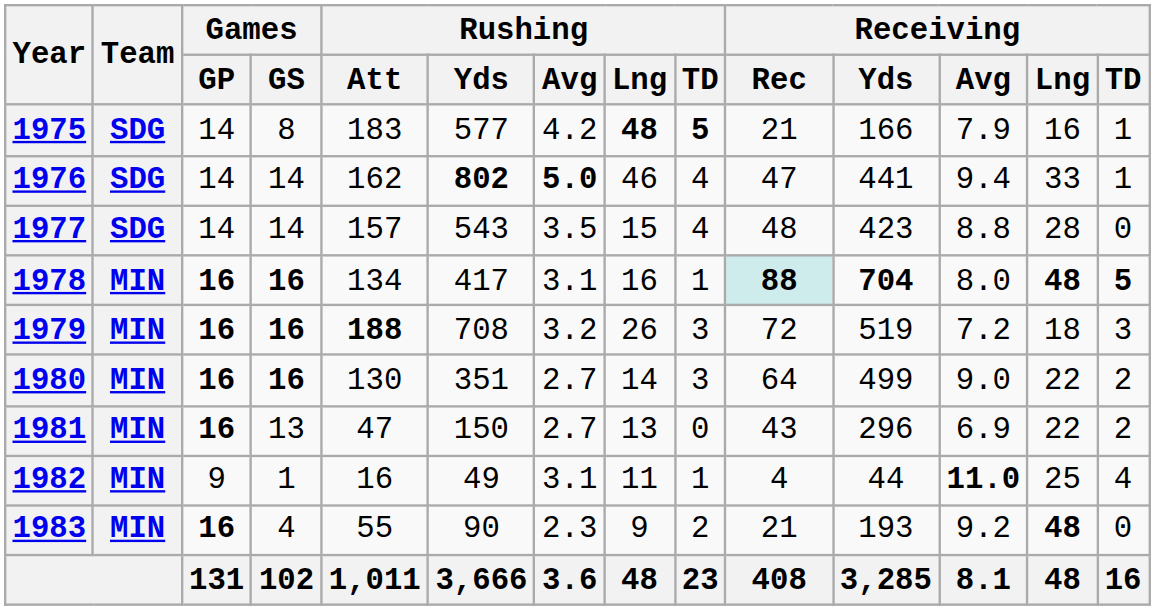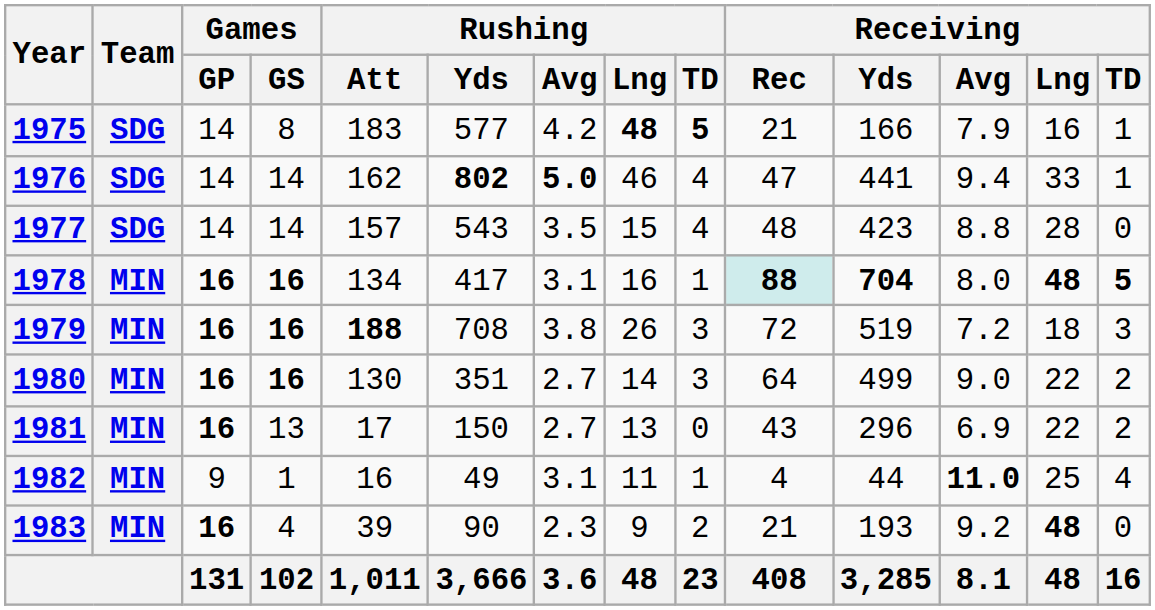(570, 330) 3.2 -> (570, 330) 3.8
(375, 430) 47 -> (375, 430) 17
(375, 530) 55 -> (375, 530) 39
